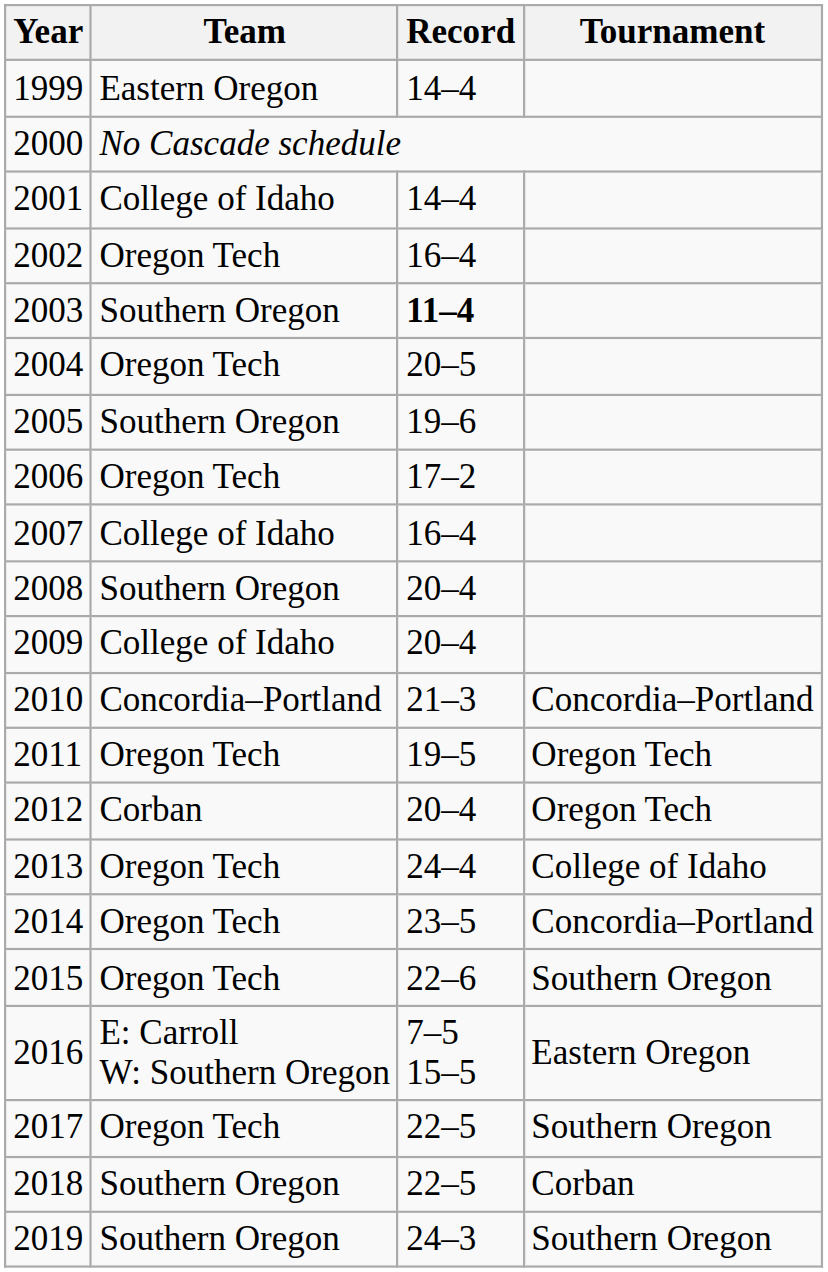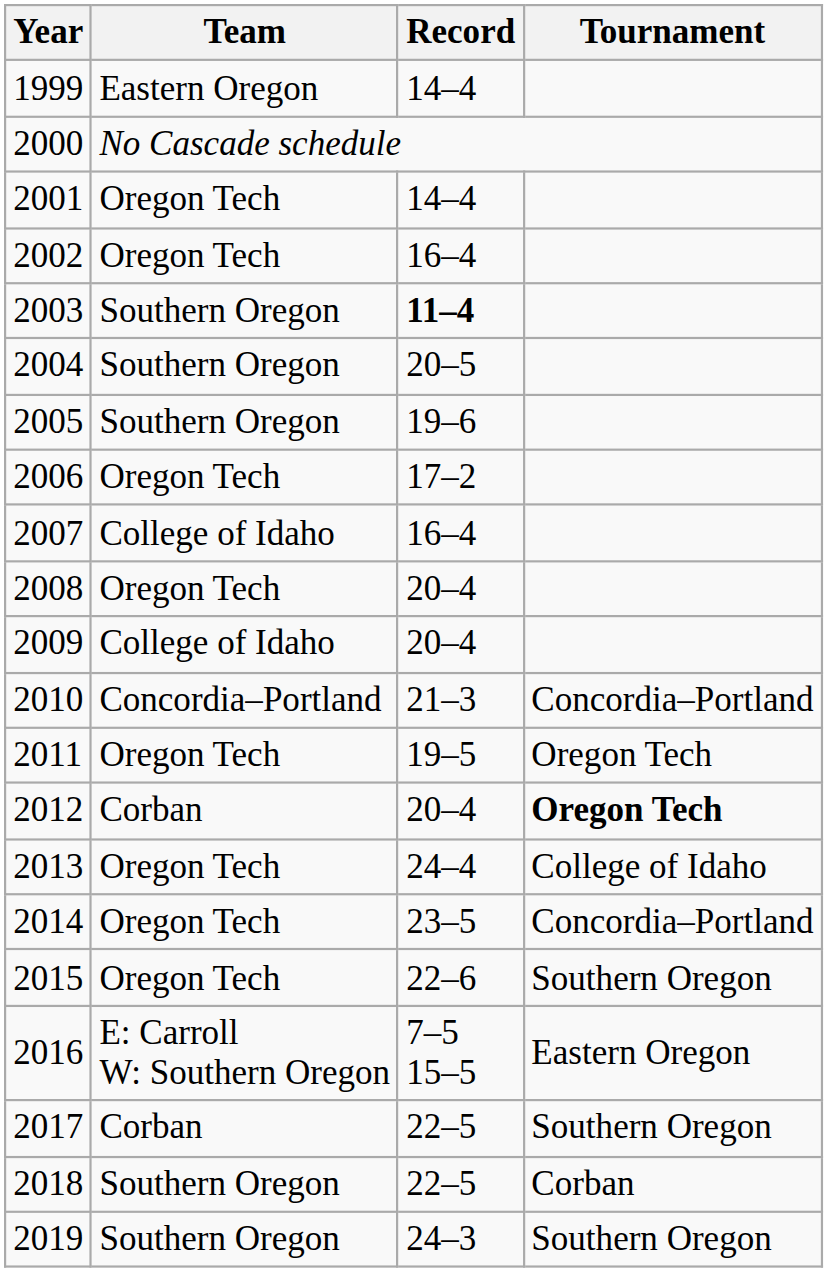(217, 198) College of Idaho -> (190, 198) Oregon Tech
(190, 365) Oregon Tech -> (220, 365) Southern Oregon
(220, 587) Southern Oregon -> (190, 587) Oregon Tech
(622, 810) normal -> (627, 810) bold
(190, 1127) Oregon Tech -> (151, 1127) Corban
